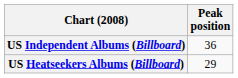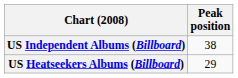(210, 45) 36 -> (210, 45) 38
